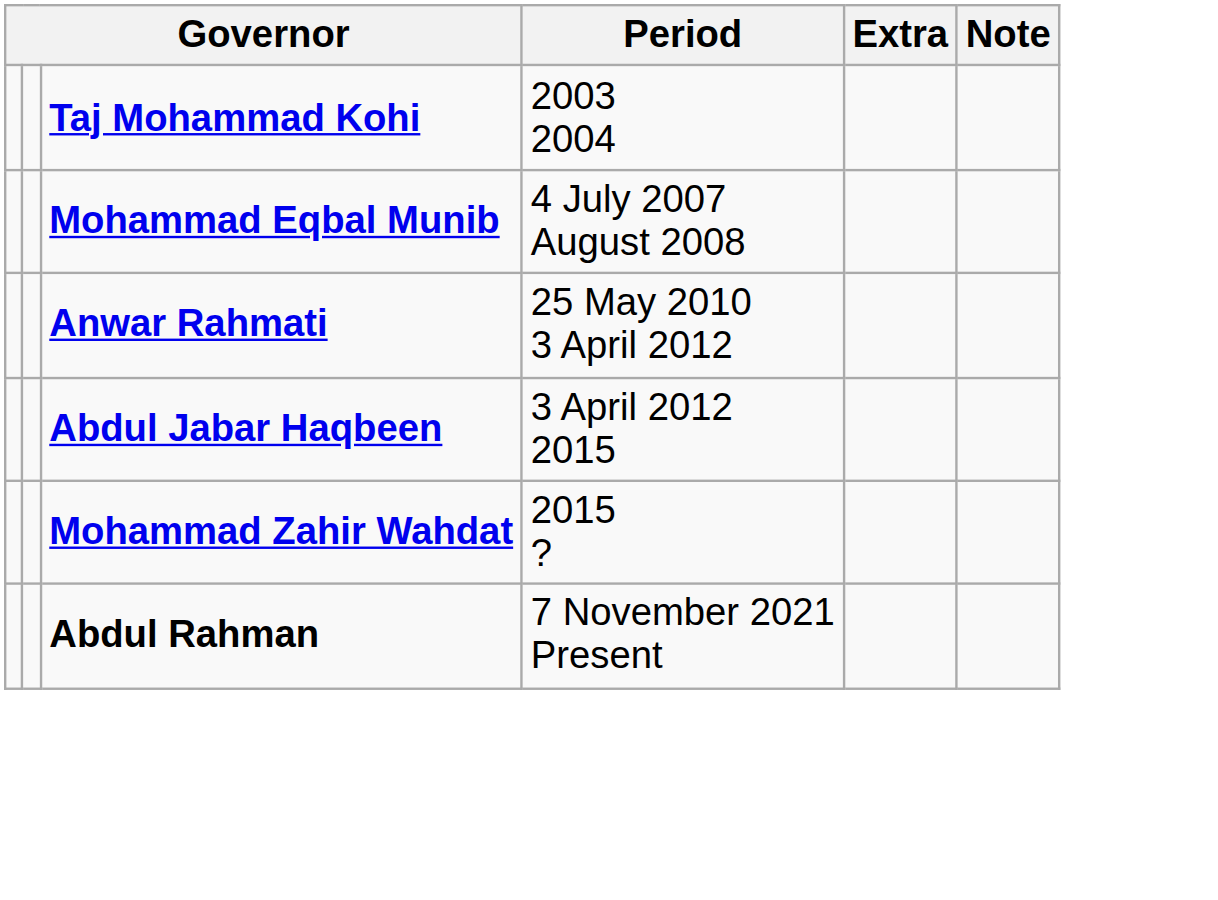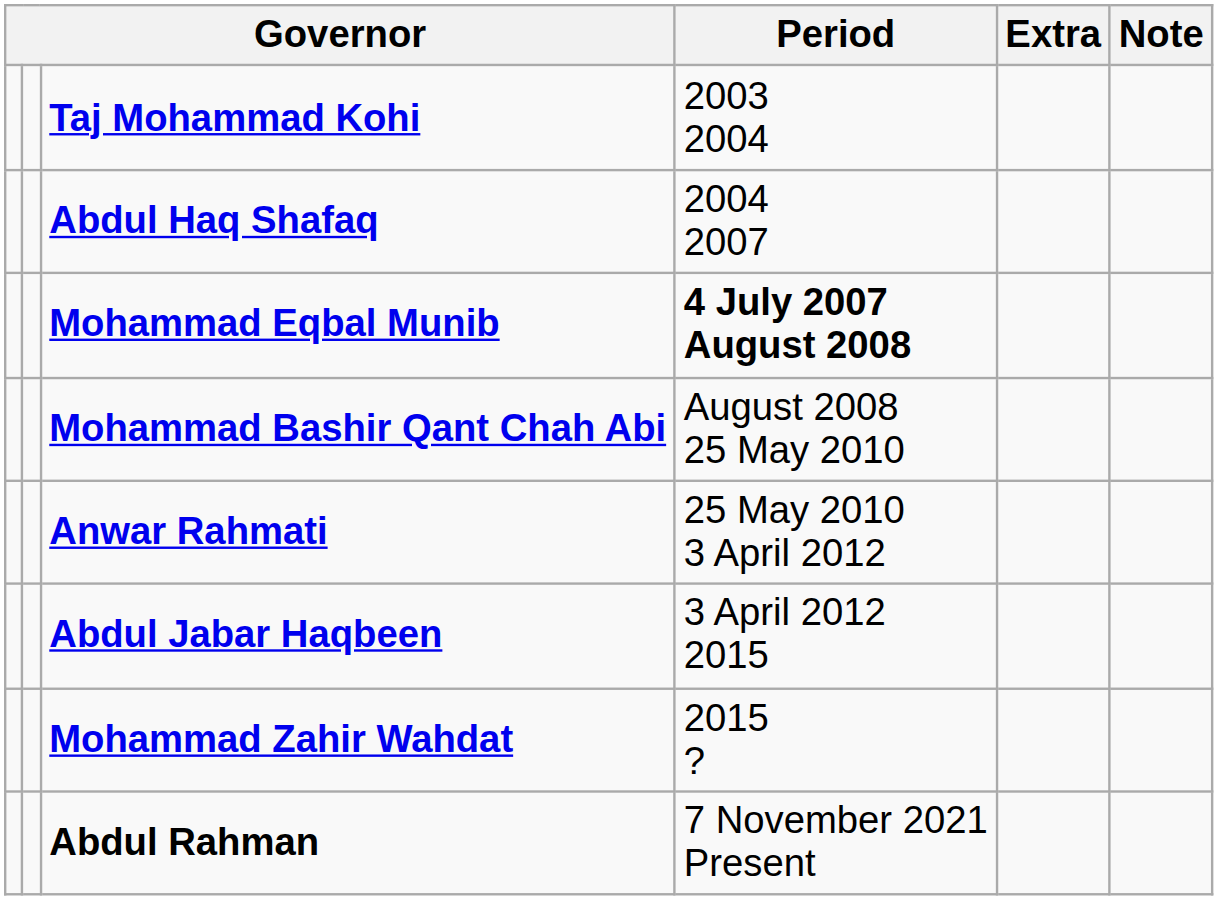+ row: (214, 220)
(638, 220) normal -> (797, 324) bold
+ row: (358, 427)
